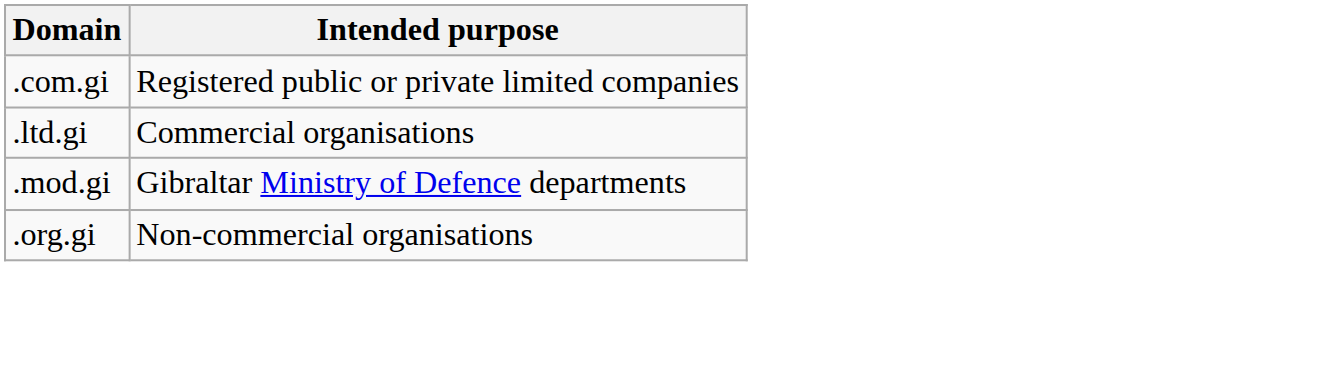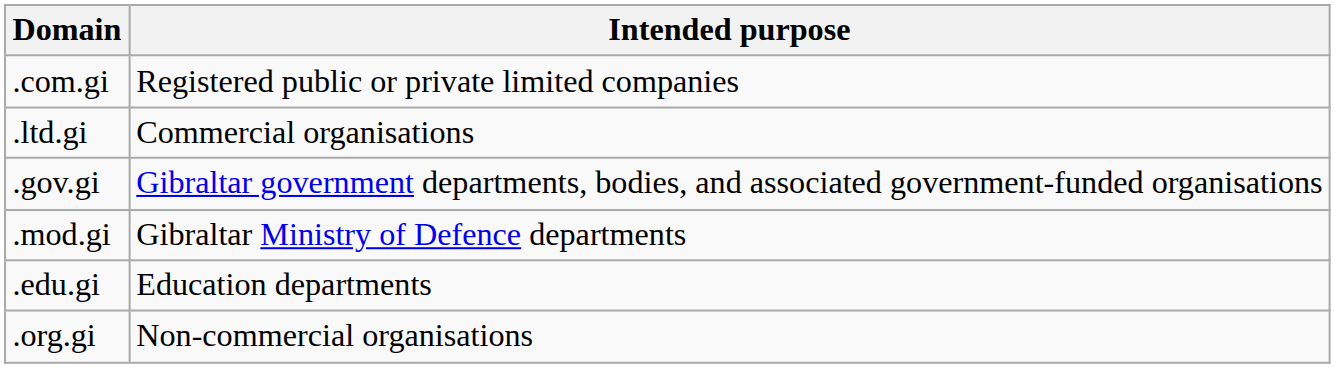+ row: (56, 183)
+ row: (56, 285)
